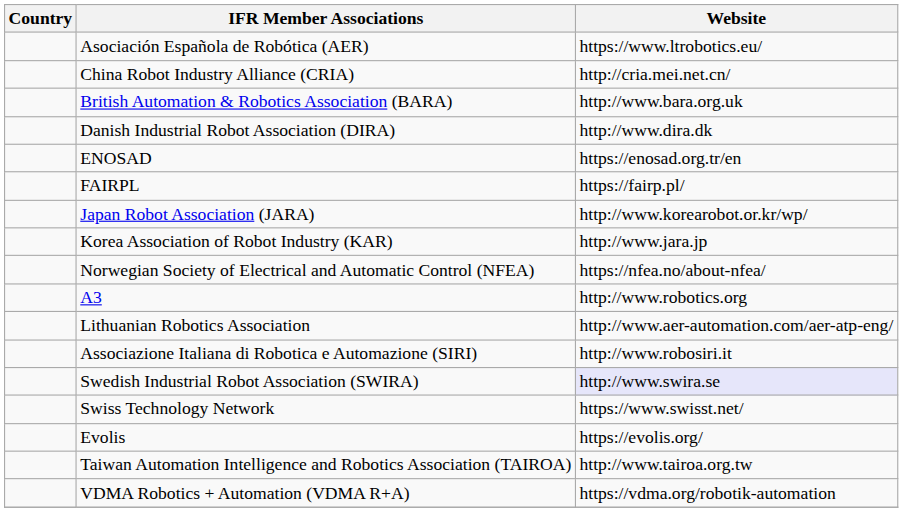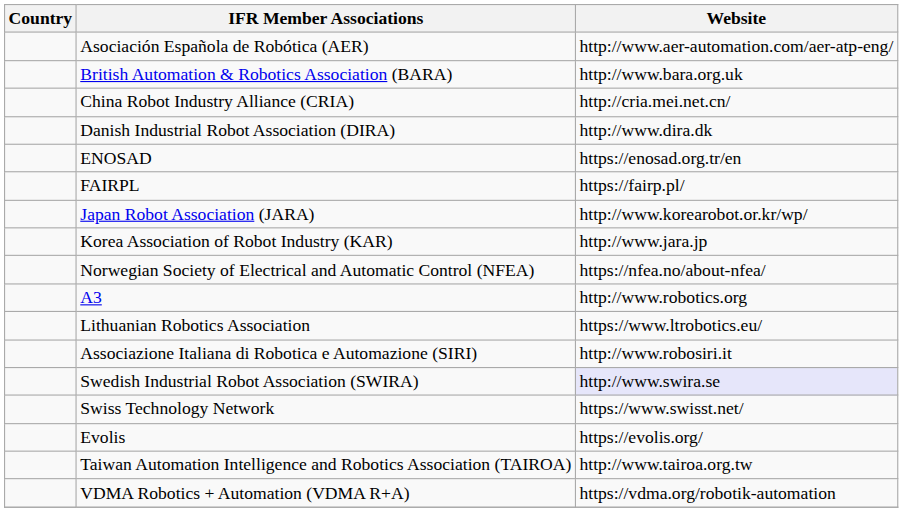(671, 46) https://www.ltrobotics.eu/ -> (736, 46) http://www.aer-automation.com/aer-atp-eng/
rows swapped: (266, 102) <-> (217, 74)
(736, 325) http://www.aer-automation.com/aer-atp-eng/ -> (671, 325) https://www.ltrobotics.eu/
